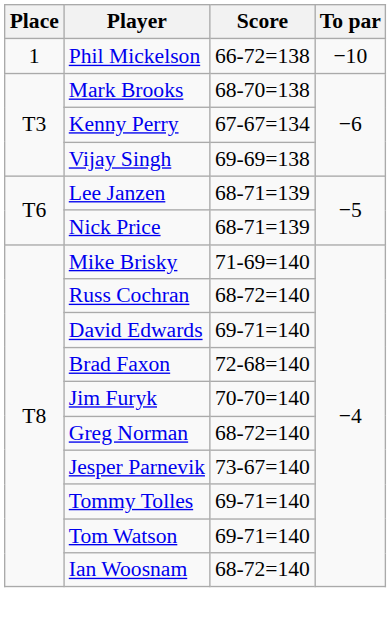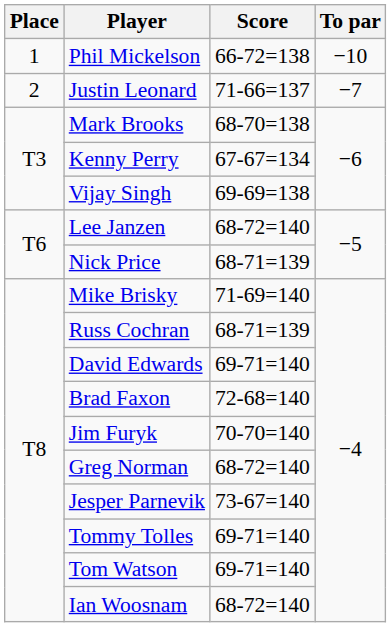+ row: (133, 90)
(262, 192) 68-71=139 -> (262, 227) 68-72=140
(262, 295) 68-72=140 -> (262, 329) 68-71=139
